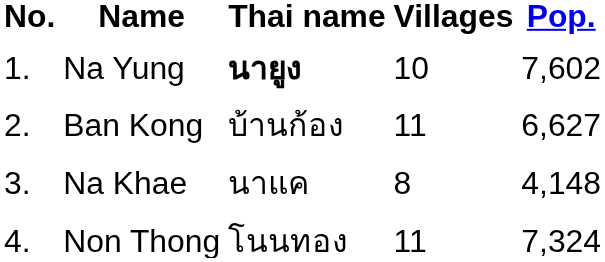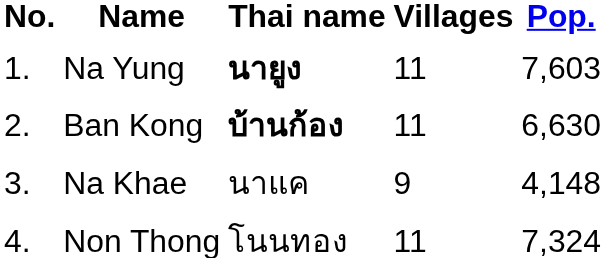(411, 67) 10 -> (410, 67) 11
(561, 67) 7,602 -> (561, 67) 7,603
(286, 125) normal -> (286, 125) bold
(561, 124) 6,627 -> (561, 124) 6,630
(402, 182) 8 -> (402, 182) 9
